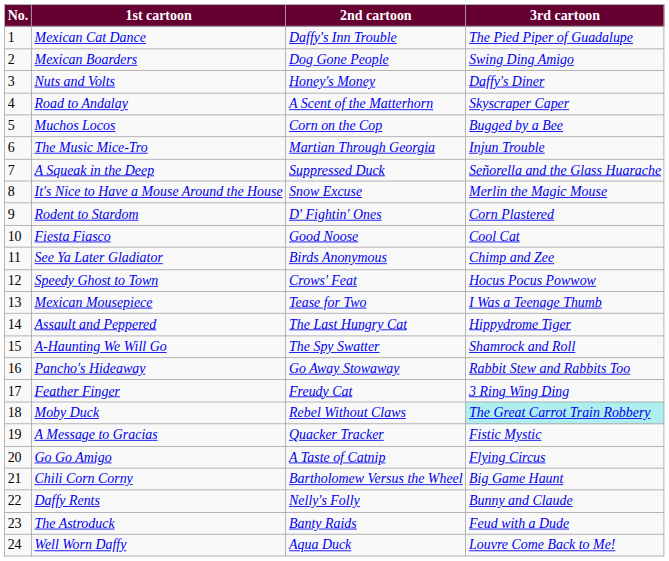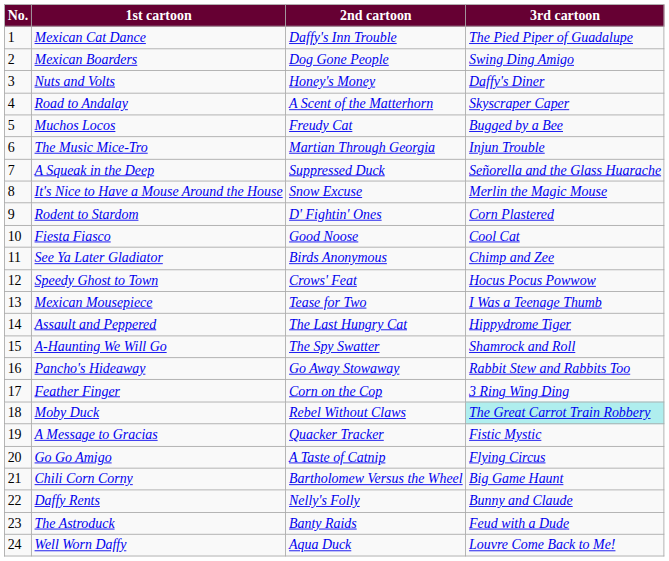(336, 125) Corn on the Cop -> (321, 125) Freudy Cat
(321, 390) Freudy Cat -> (336, 390) Corn on the Cop
